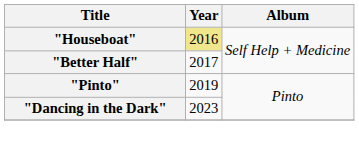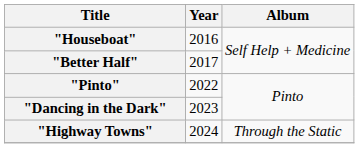(204, 39) khaki background -> (204, 39) no background
(204, 85) 2019 -> (204, 85) 2022
+ row: (95, 131)
